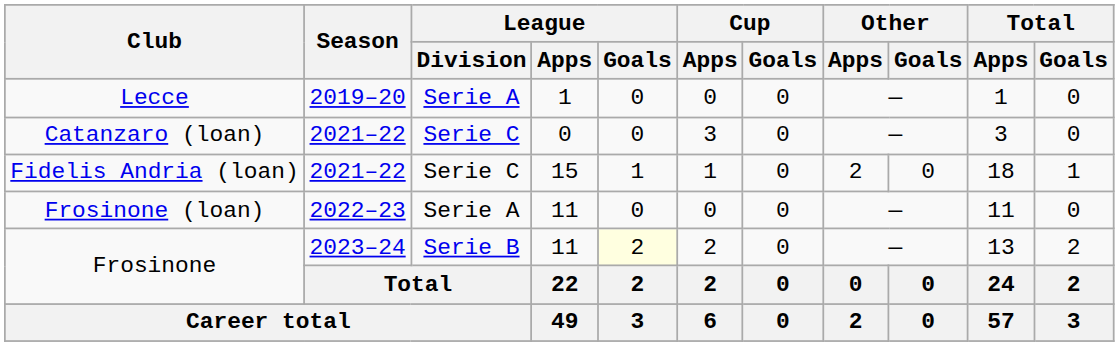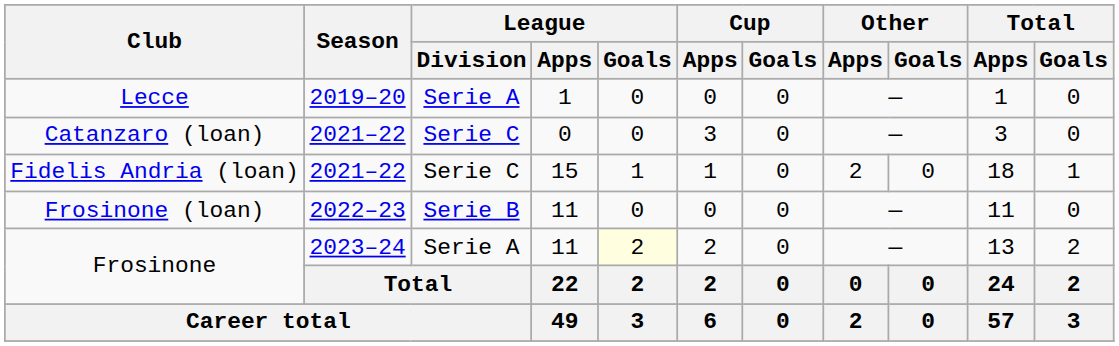(471, 210) Serie A -> (471, 210) Serie B
(471, 247) Serie B -> (471, 247) Serie A
